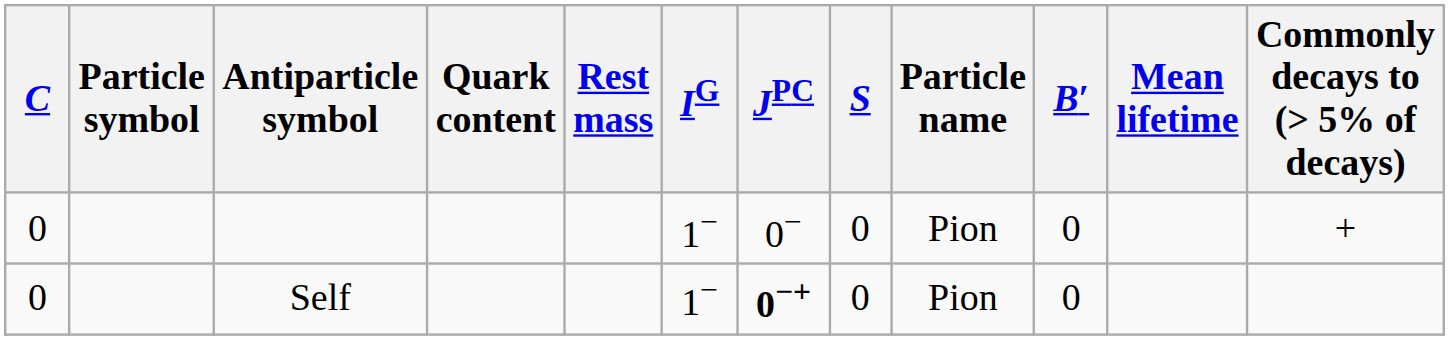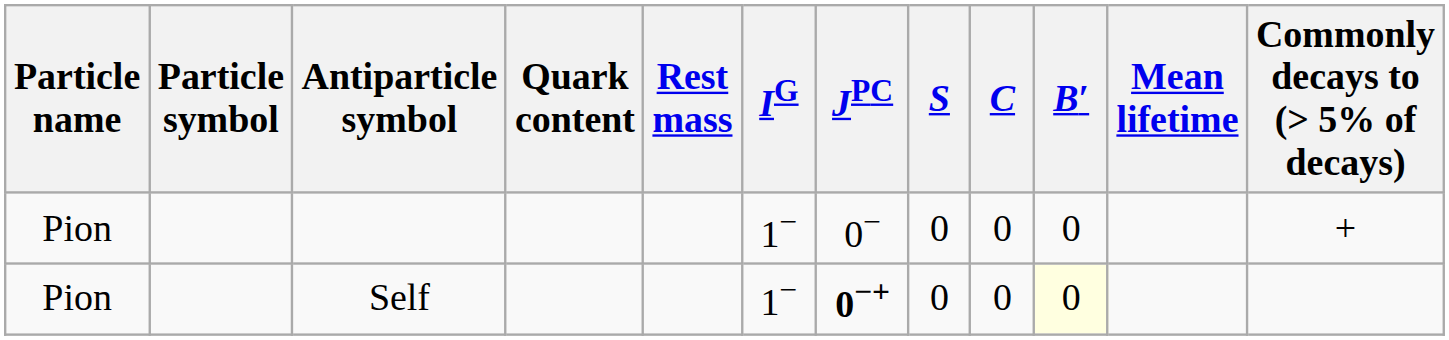columns swapped: (963, 98) <-> (37, 98)
(1071, 298) no background -> (1071, 298) lightyellow background
